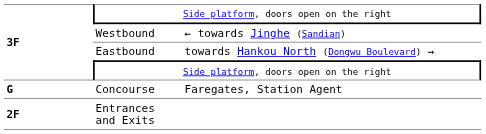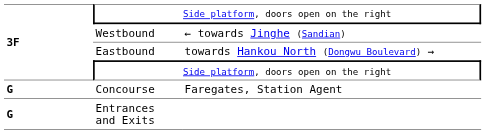(13, 114) 2F -> (10, 114) G
